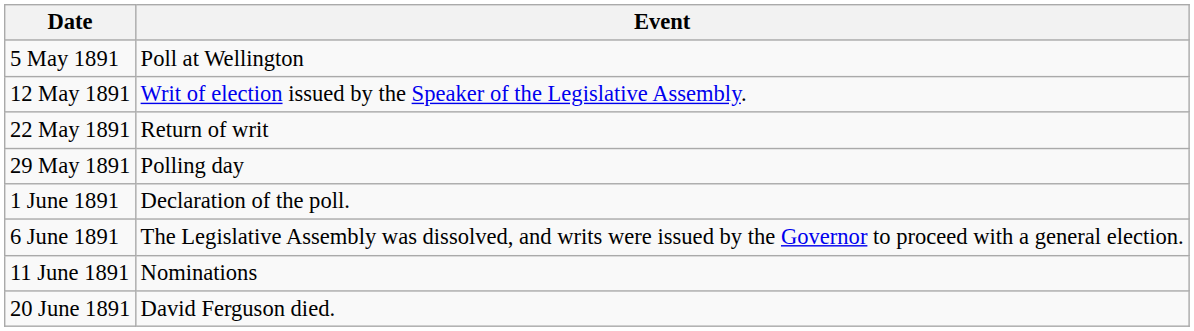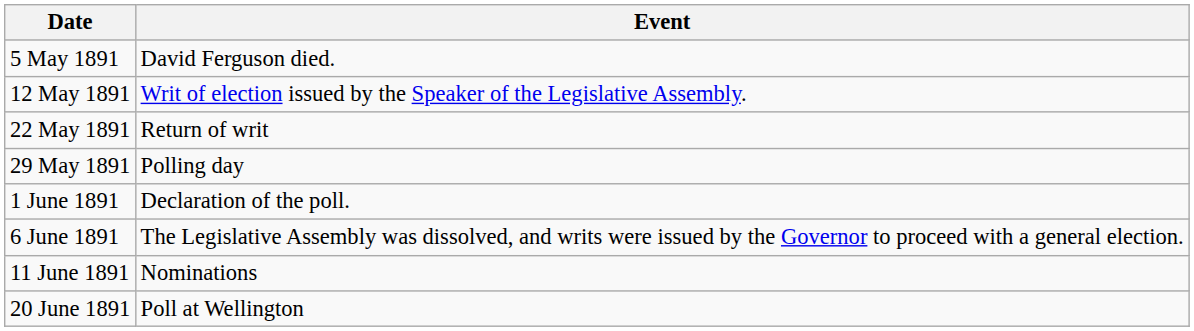(222, 58) Poll at Wellington -> (238, 58) David Ferguson died.
(238, 308) David Ferguson died. -> (222, 308) Poll at Wellington
